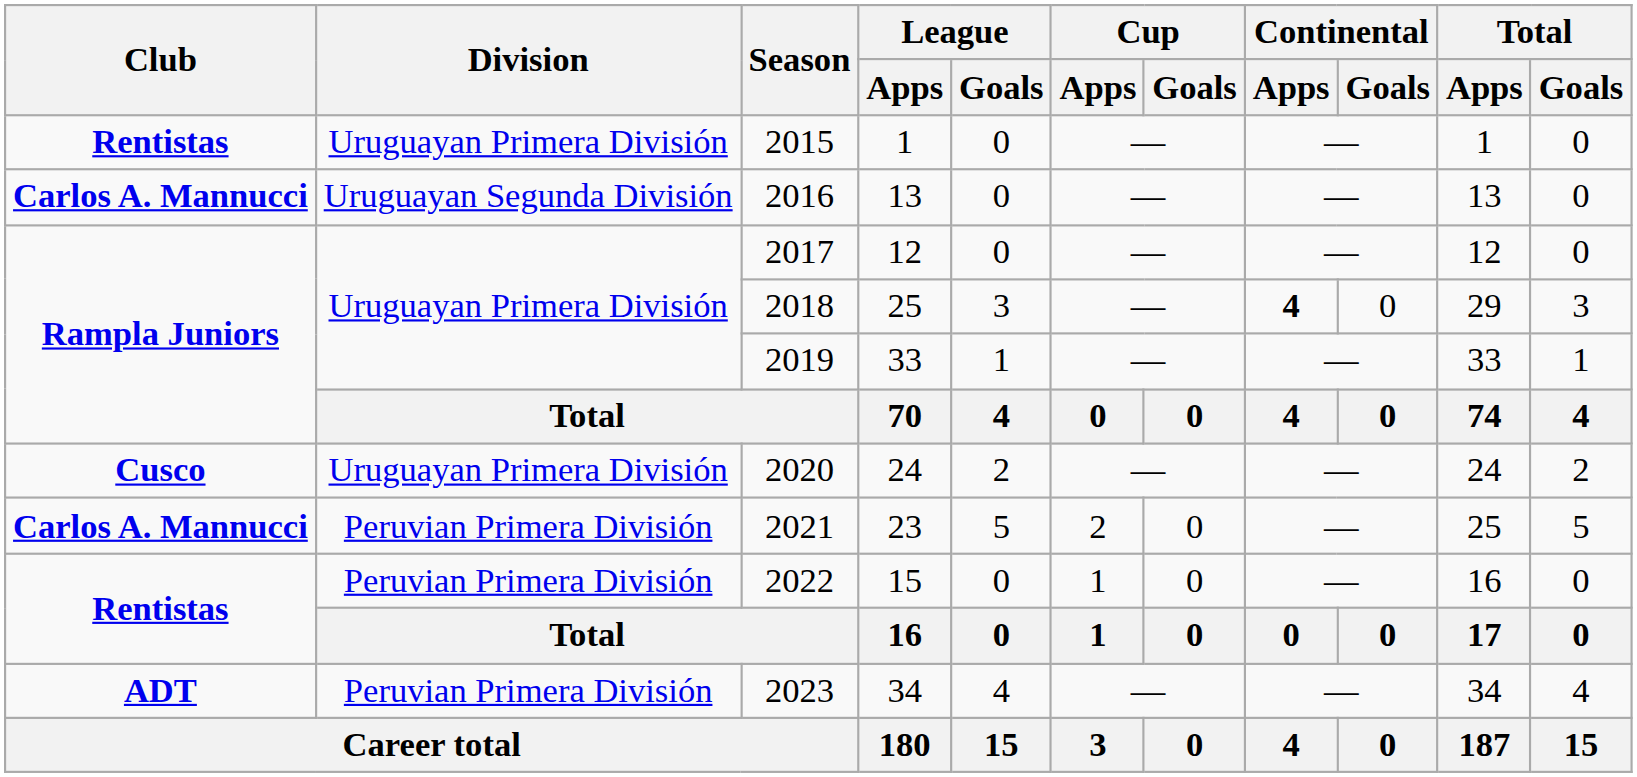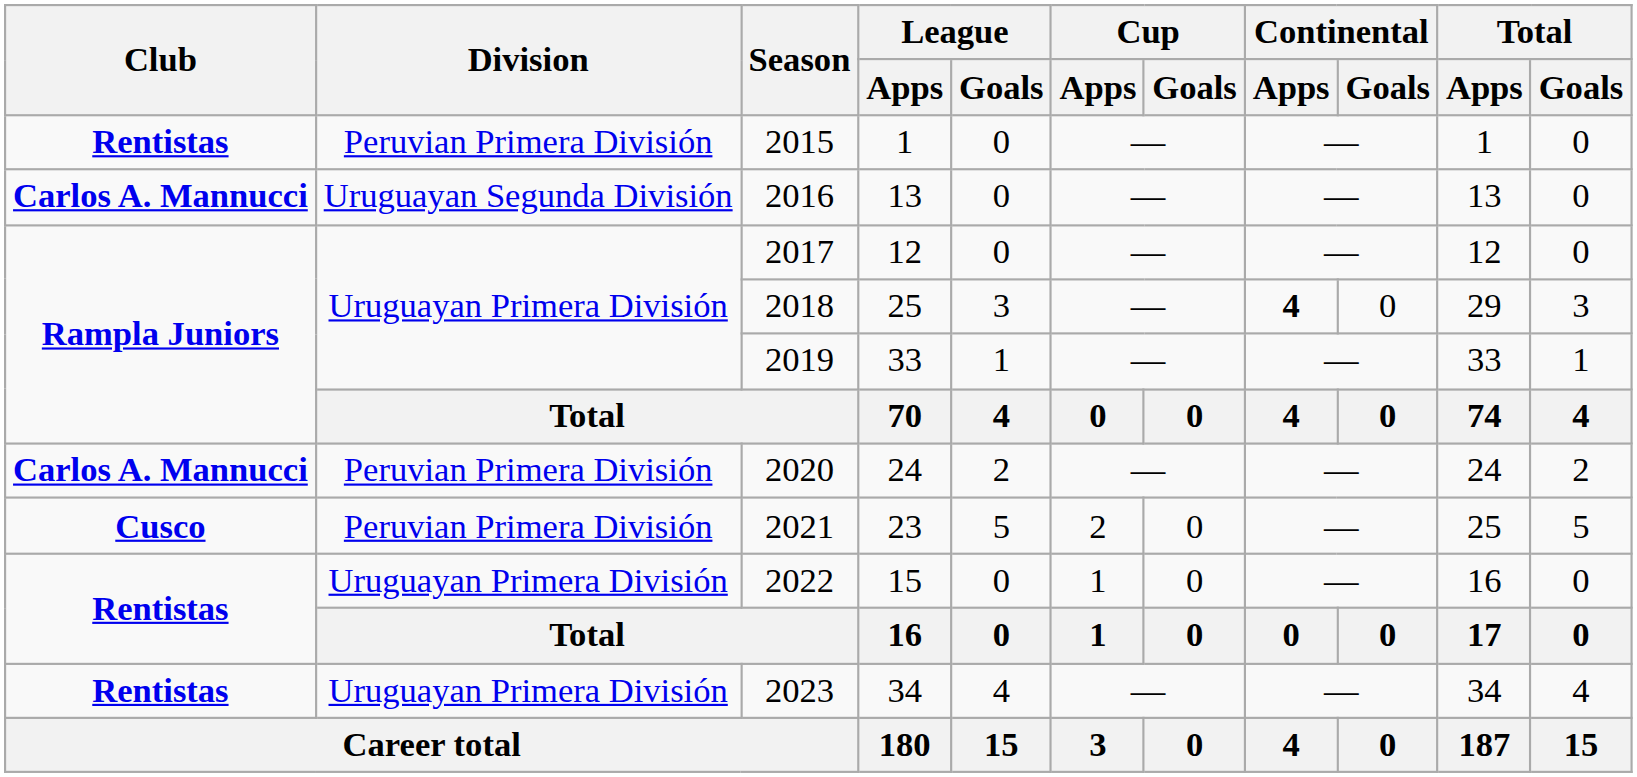(528, 141) Uruguayan Primera División -> (528, 141) Peruvian Primera División
(160, 470) Cusco -> (160, 470) Carlos A. Mannucci
(528, 470) Uruguayan Primera División -> (528, 470) Peruvian Primera División
(160, 525) Carlos A. Mannucci -> (160, 525) Cusco
(528, 580) Peruvian Primera División -> (528, 580) Uruguayan Primera División
(160, 689) ADT -> (160, 689) Rentistas
(528, 689) Peruvian Primera División -> (528, 689) Uruguayan Primera División
